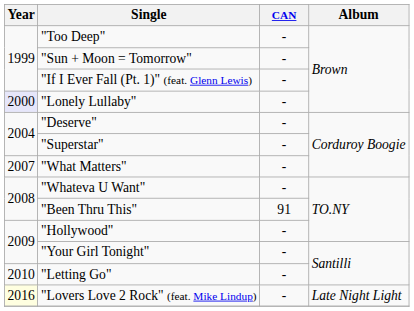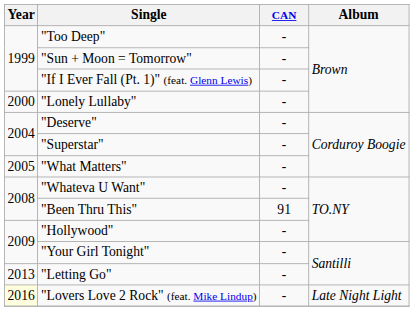(21, 101) lavender background -> (21, 101) no background
(21, 166) 2007 -> (21, 166) 2005
(21, 274) 2010 -> (21, 274) 2013
